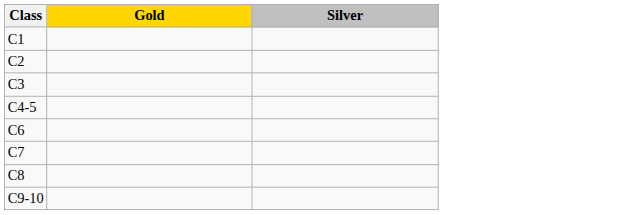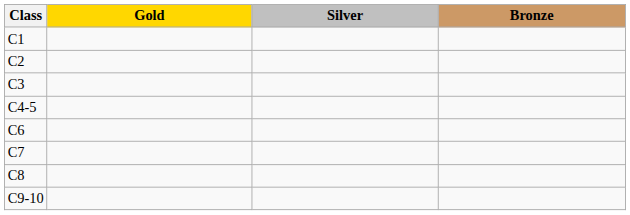+ column: (532, 15)
